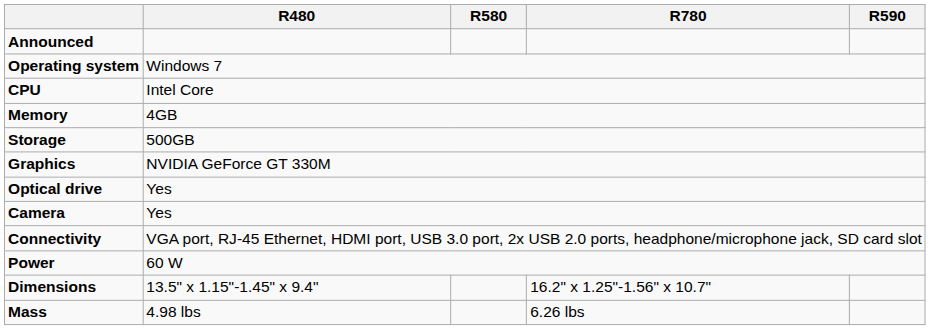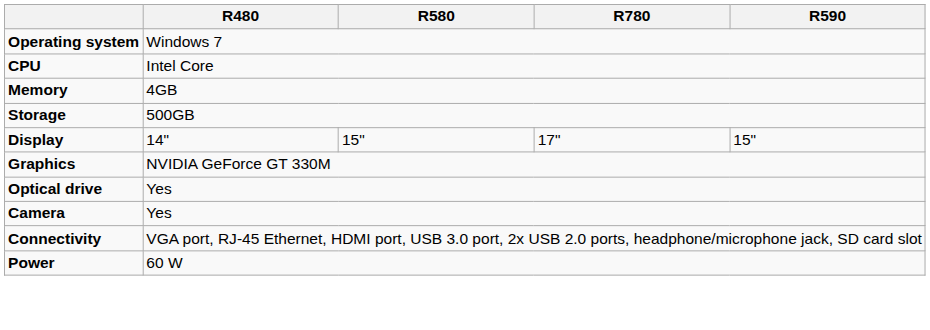- row: (51, 41)
+ row: (36, 139)
- row: (52, 287)
- row: (27, 312)
